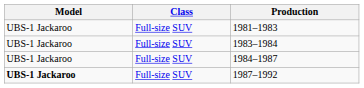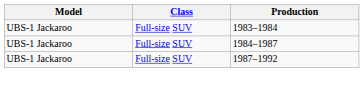- row: (255, 28)
(41, 75) bold -> (39, 59) normal
